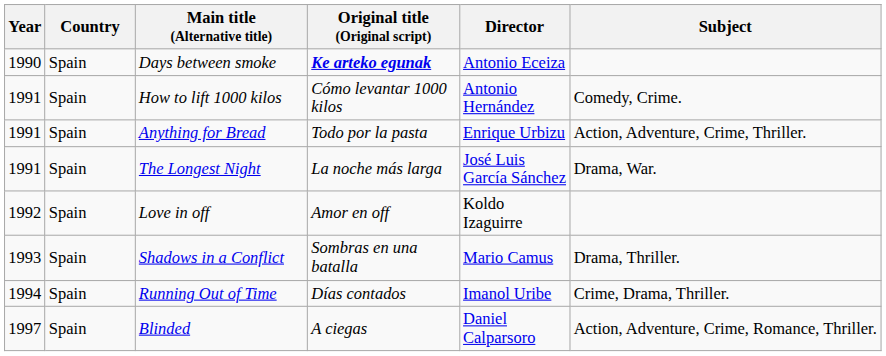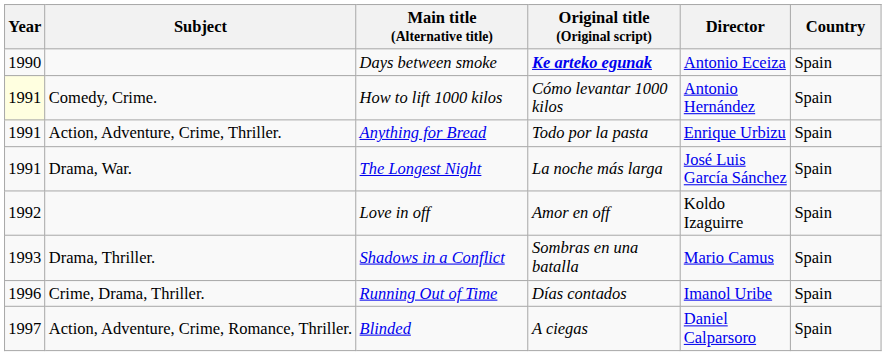columns swapped: (90, 26) <-> (725, 26)
(25, 97) no background -> (25, 97) lightyellow background
(25, 293) 1994 -> (25, 293) 1996
